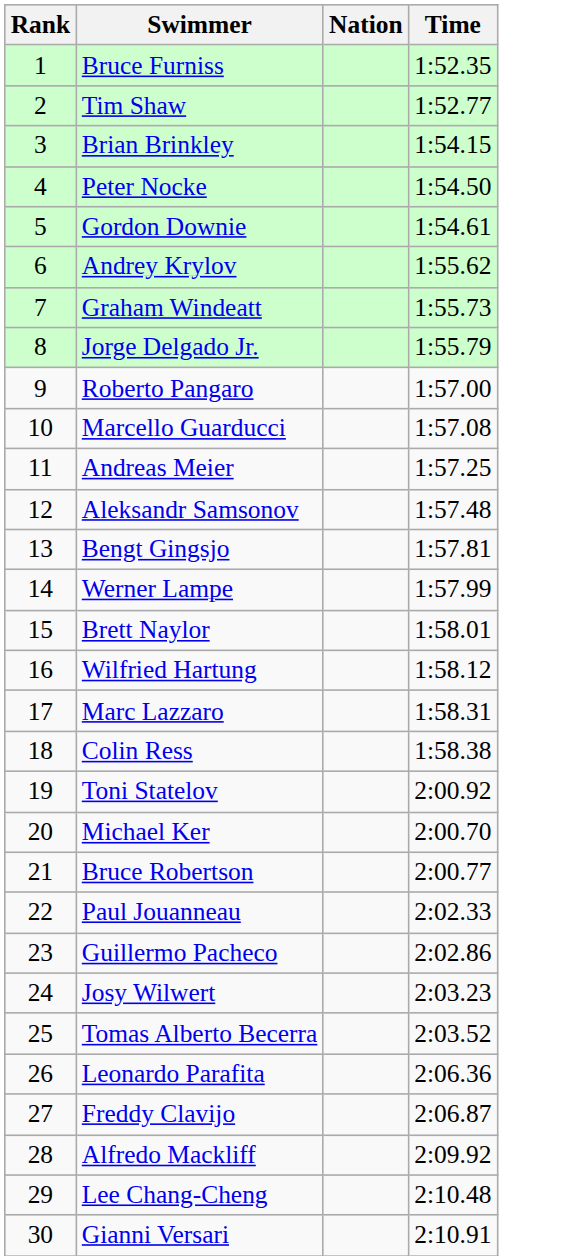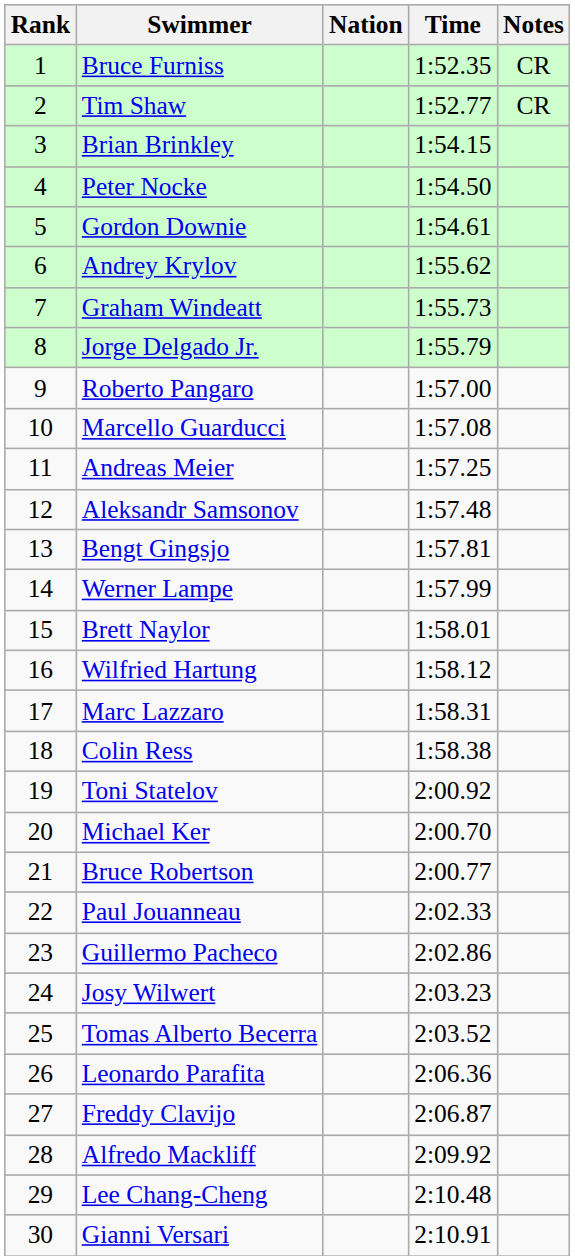+ column: (533, 24)
